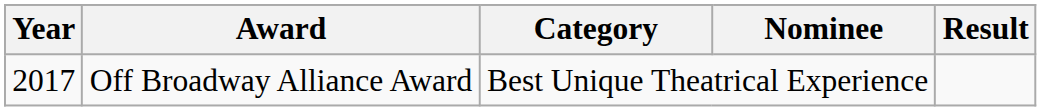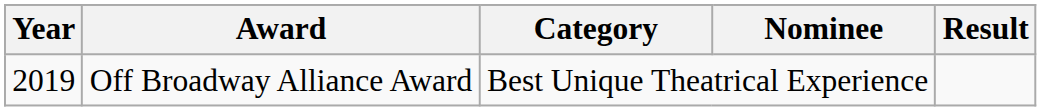(44, 79) 2017 -> (44, 79) 2019
